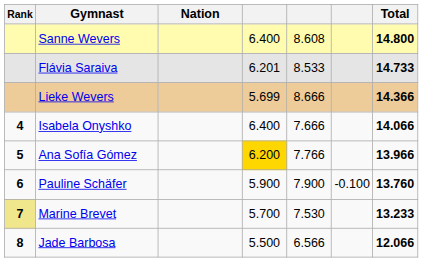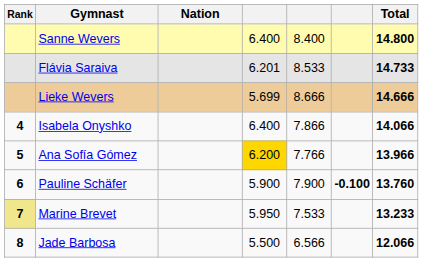(309, 38) 8.608 -> (309, 38) 8.400
(395, 97) 14.366 -> (395, 97) 14.666
(309, 126) 7.666 -> (309, 126) 7.866
(352, 184) normal -> (352, 184) bold
(264, 213) 5.700 -> (264, 213) 5.950
(309, 213) 7.530 -> (309, 213) 7.533
